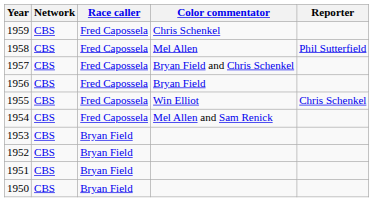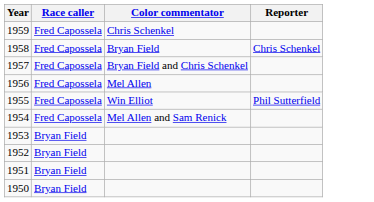- column: (55, 13)
(175, 48) Mel Allen -> (133, 48) Bryan Field
(333, 48) Phil Sutterfield -> (287, 48) Chris Schenkel
(179, 83) Bryan Field -> (129, 83) Mel Allen
(333, 100) Chris Schenkel -> (287, 100) Phil Sutterfield
